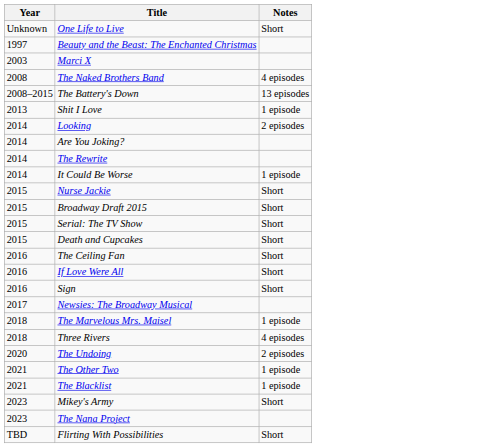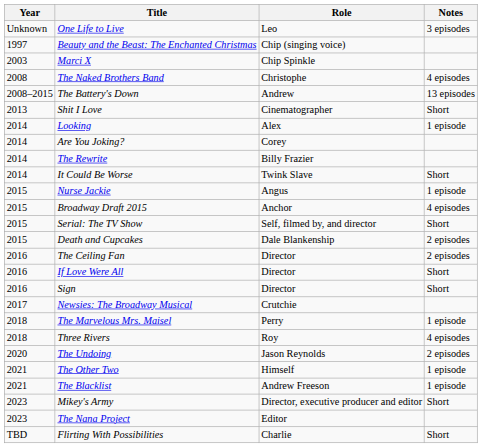+ column: (342, 12)
(272, 28) Short -> (448, 28) 3 episodes
(281, 110) 1 episode -> (438, 110) Short
(283, 126) 2 episodes -> (446, 126) 1 episode
(281, 175) 1 episode -> (438, 175) Short
(272, 191) Short -> (446, 191) 1 episode
(272, 207) Short -> (448, 207) 4 episodes
(272, 239) Short -> (448, 239) 2 episodes
(272, 256) Short -> (448, 256) 2 episodes
